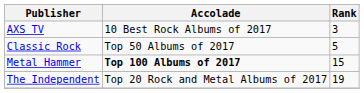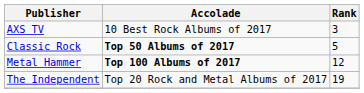(169, 46) normal -> (169, 46) bold
(338, 63) 15 -> (338, 63) 12
